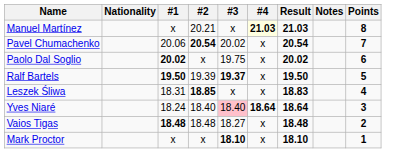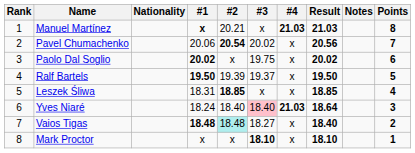+ column: (19, 12)
(173, 28) normal -> (202, 28) bold
(263, 28) lightyellow background -> (292, 28) no background
(295, 44) 20.54 -> (325, 44) 20.56
(233, 76) bold -> (262, 76) normal
(295, 92) 18.83 -> (325, 92) 18.85
(263, 108) 18.64 -> (292, 108) 21.03
(203, 124) no background -> (232, 124) paleturquoise background
(295, 124) 18.48 -> (325, 124) 18.40
